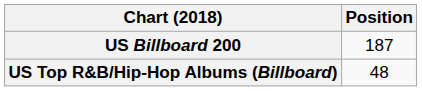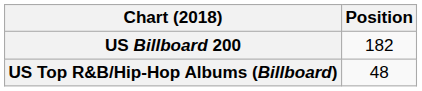(379, 45) 187 -> (379, 45) 182
